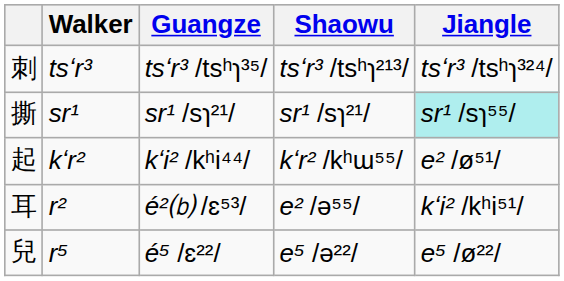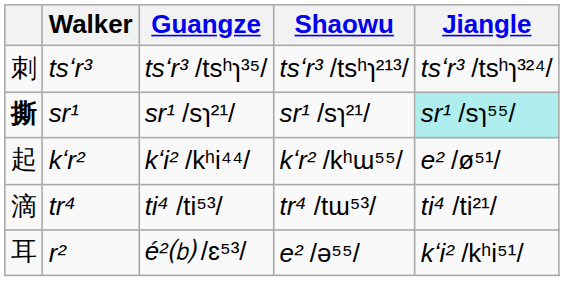(24, 113) normal -> (24, 113) bold
+ row: (62, 206)
- row: (58, 252)
